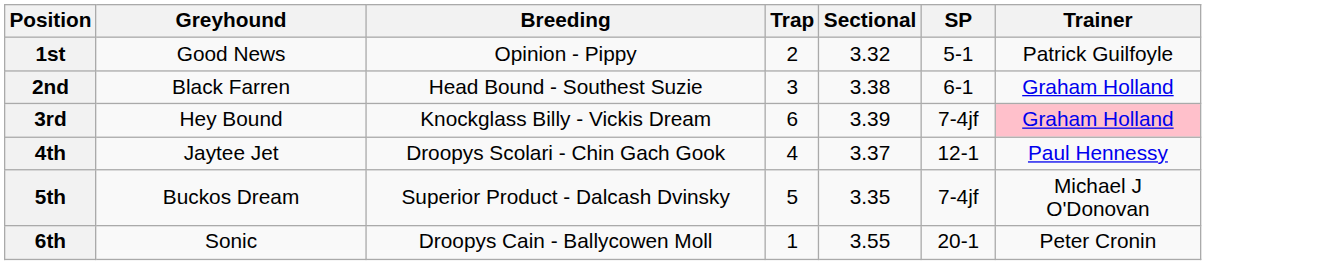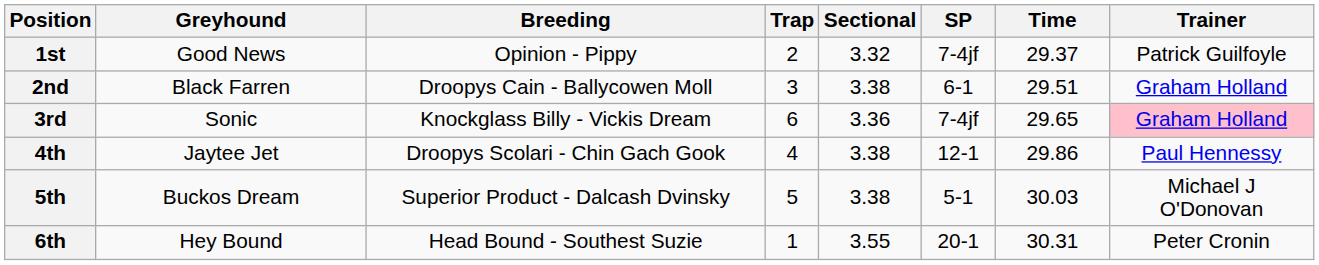+ column: (1052, 20)
(958, 53) 5-1 -> (958, 53) 7-4jf
(566, 86) Head Bound - Southest Suzie -> (566, 86) Droopys Cain - Ballycowen Moll
(231, 119) Hey Bound -> (231, 119) Sonic
(870, 119) 3.39 -> (870, 119) 3.36
(870, 152) 3.37 -> (870, 152) 3.38
(870, 197) 3.35 -> (870, 197) 3.38
(958, 197) 7-4jf -> (958, 197) 5-1
(231, 242) Sonic -> (231, 242) Hey Bound
(566, 242) Droopys Cain - Ballycowen Moll -> (566, 242) Head Bound - Southest Suzie
